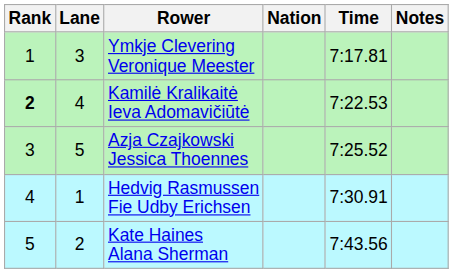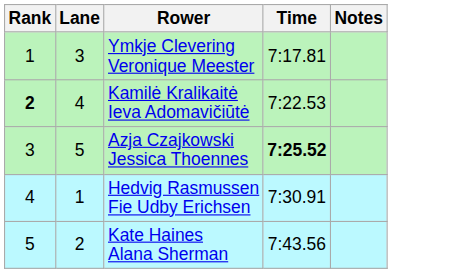- column: (294, 18)
(359, 150) normal -> (297, 150) bold
